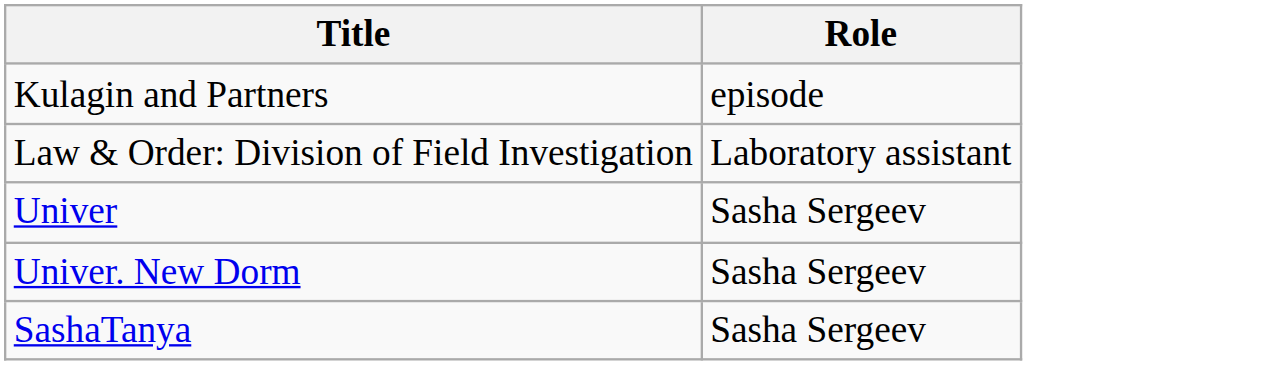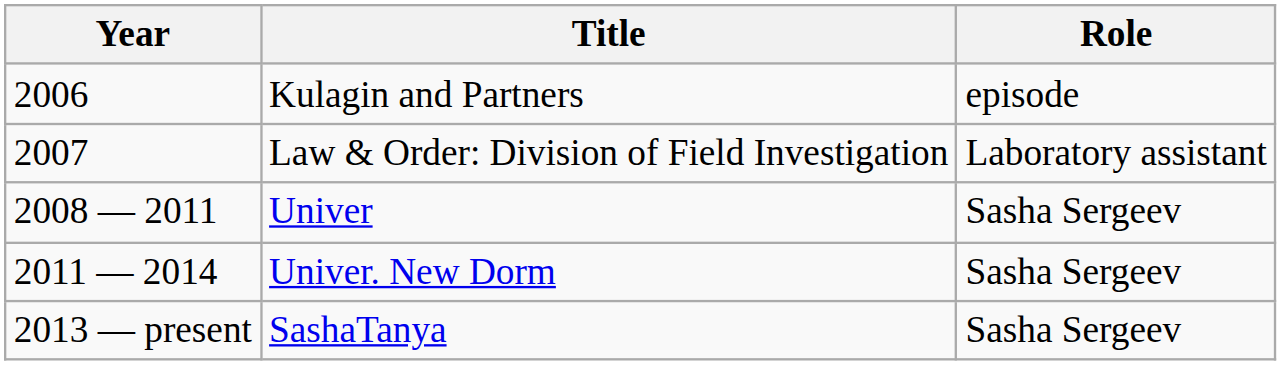+ column: (133, 34)
